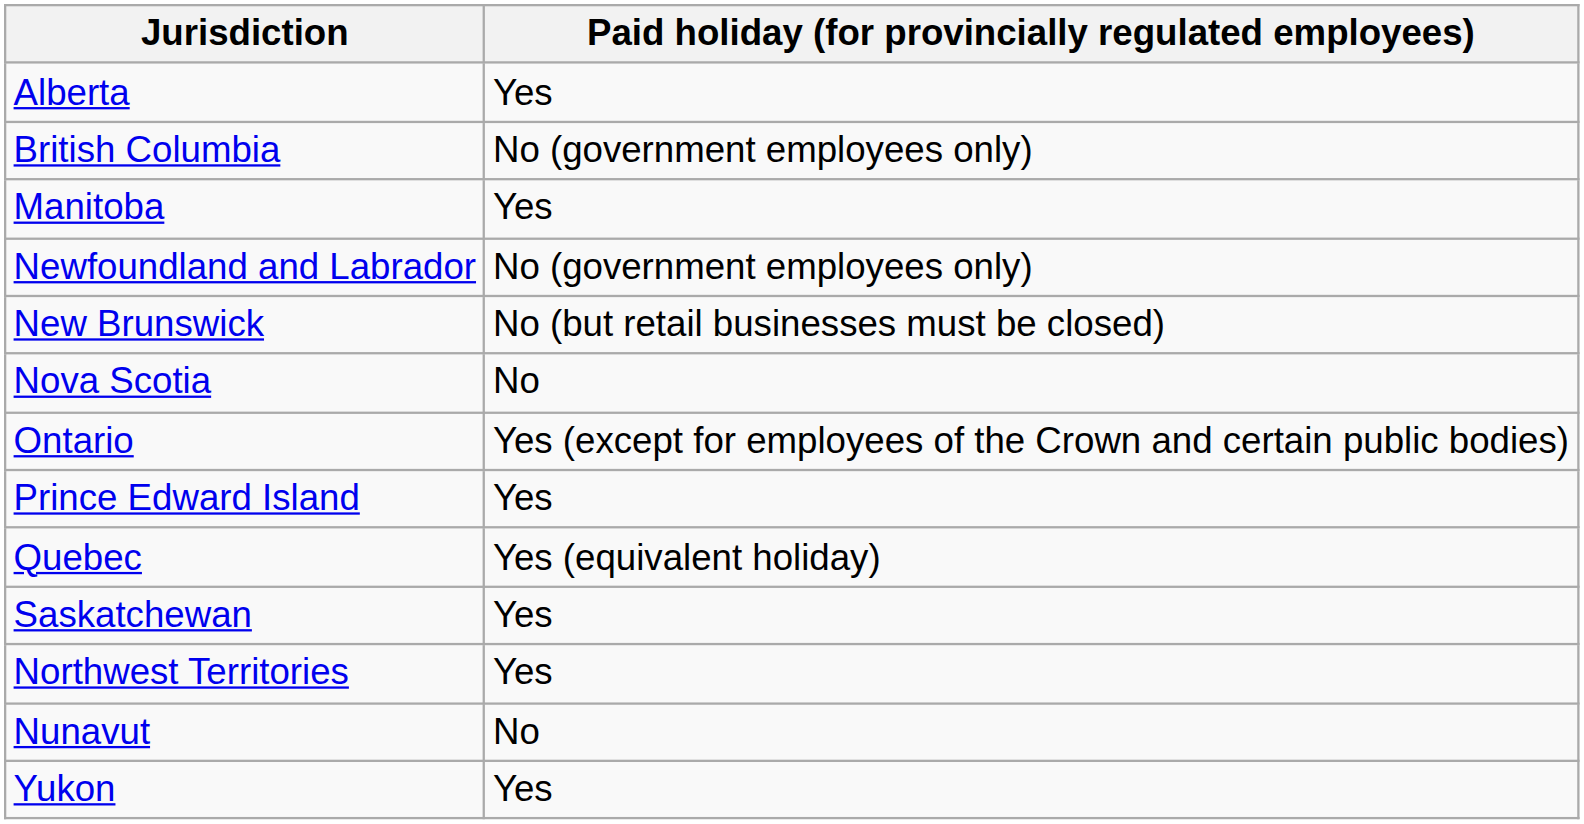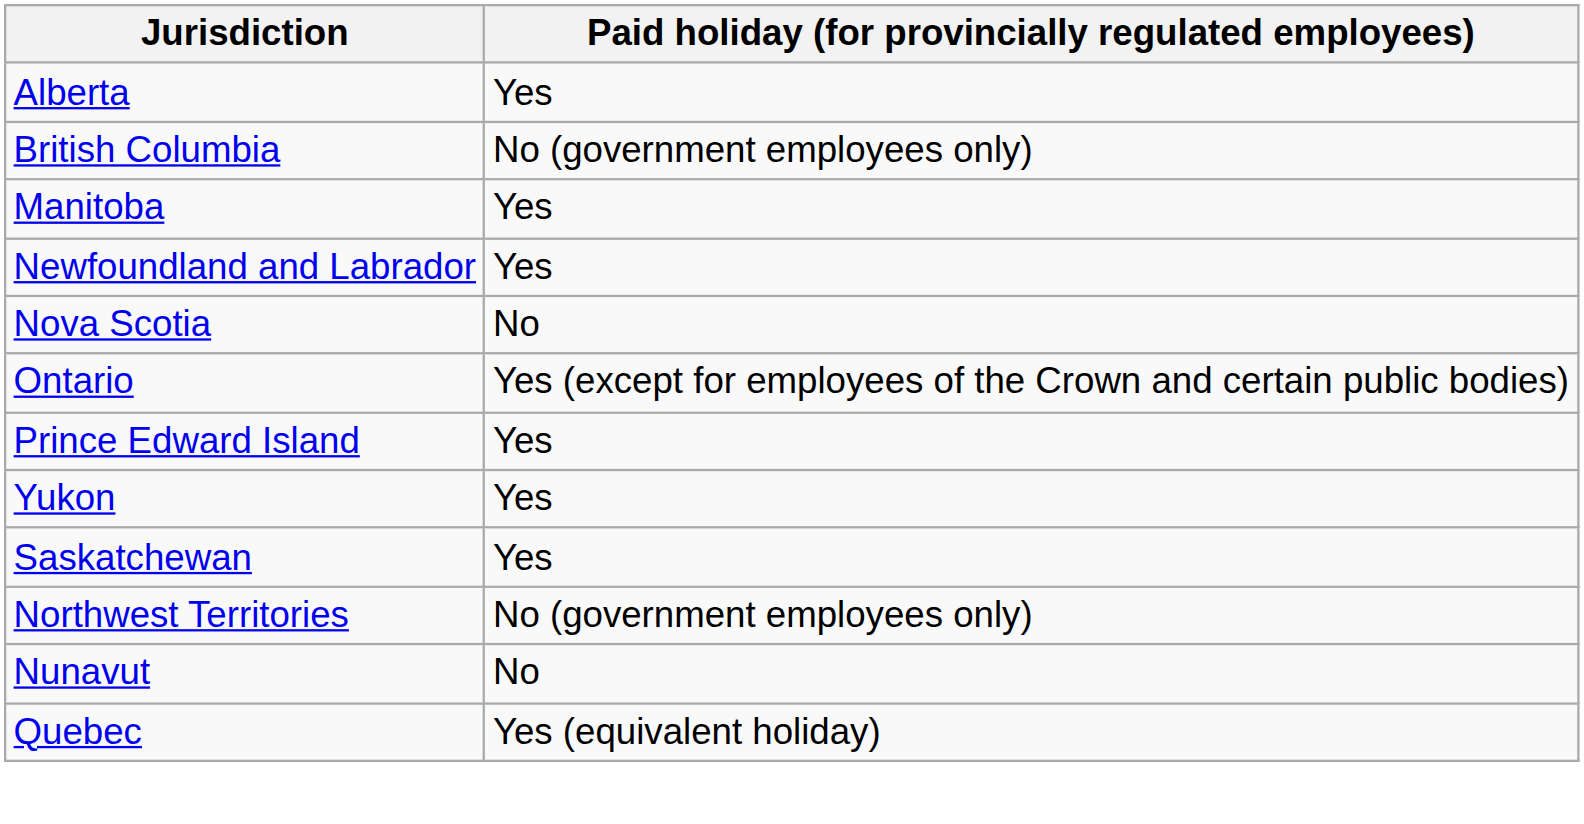(763, 265) No (government employees only) -> (523, 265) Yes
- row: (139, 324)
rows swapped: (78, 556) <-> (65, 788)
(523, 672) Yes -> (763, 614) No (government employees only)
